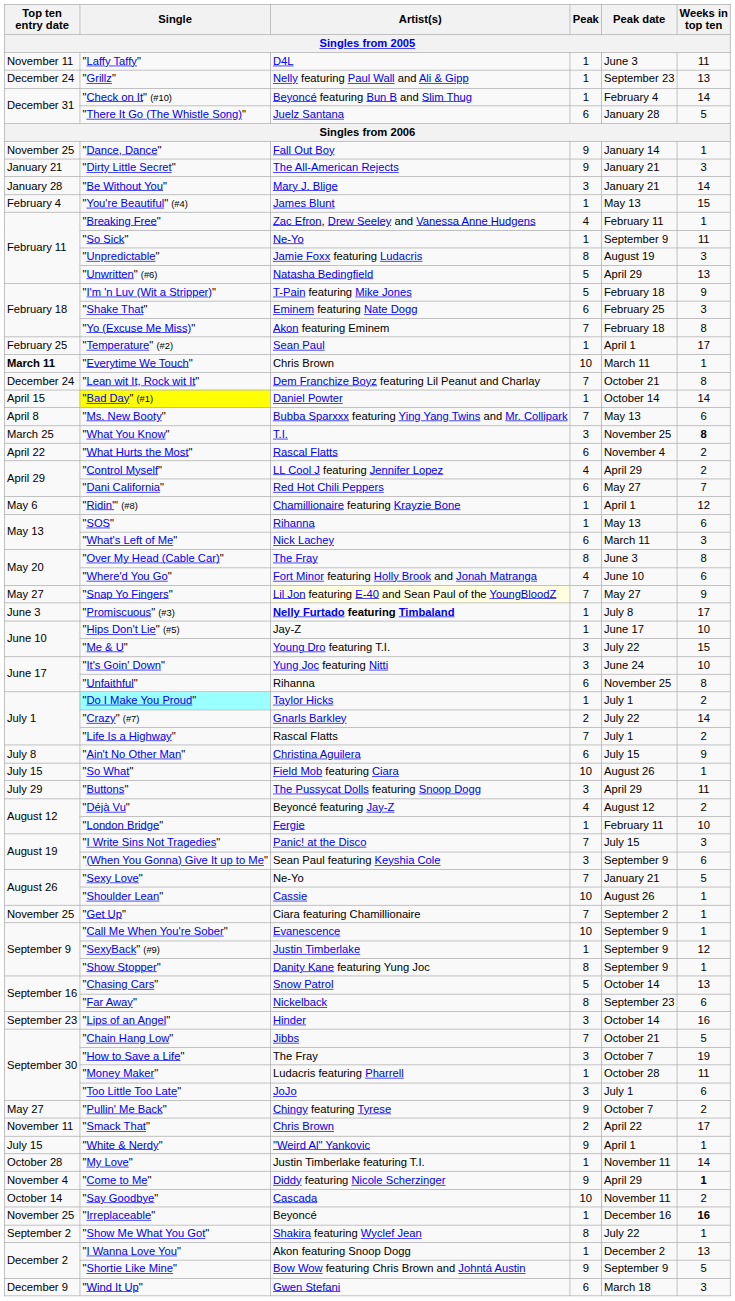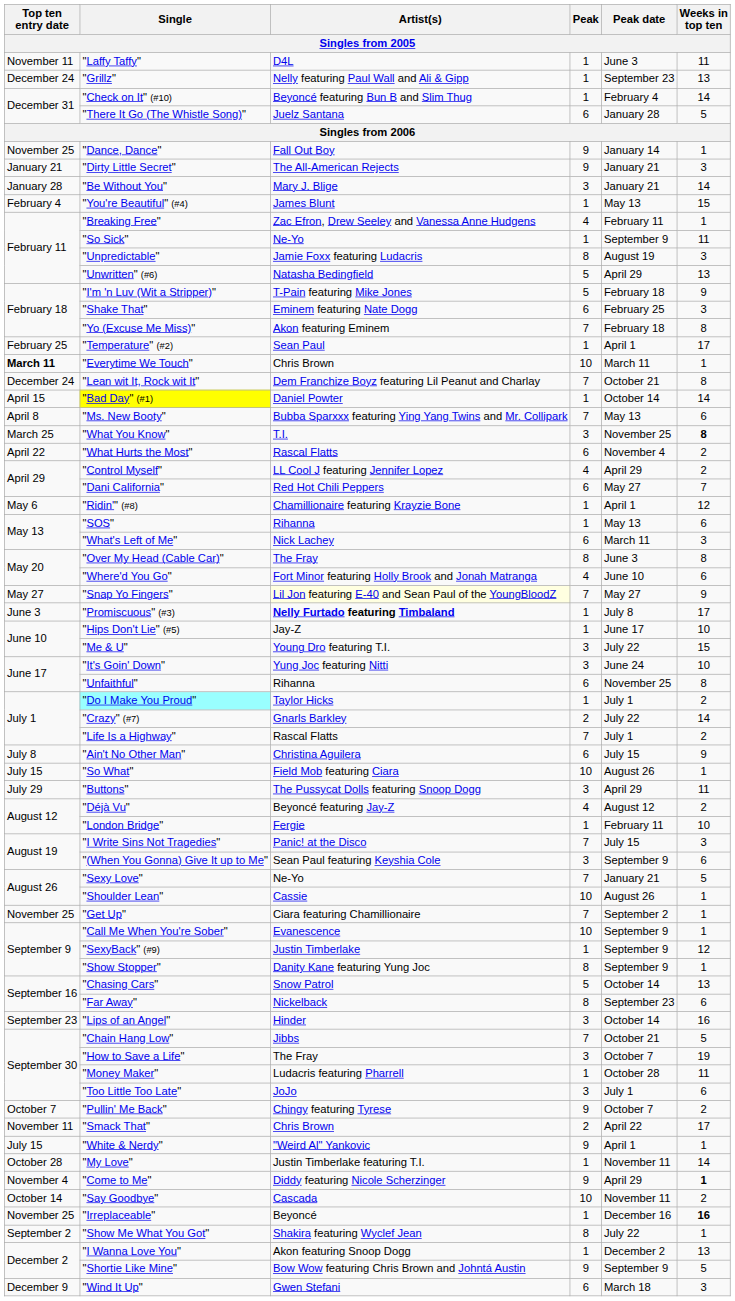(25, 1109) May 27 -> (32, 1109) October 7
